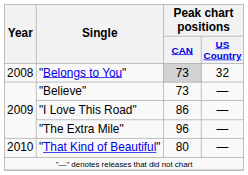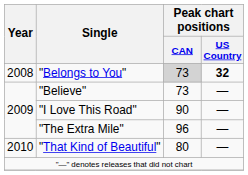(222, 72) normal -> (222, 72) bold
(182, 110) 86 -> (182, 110) 90
